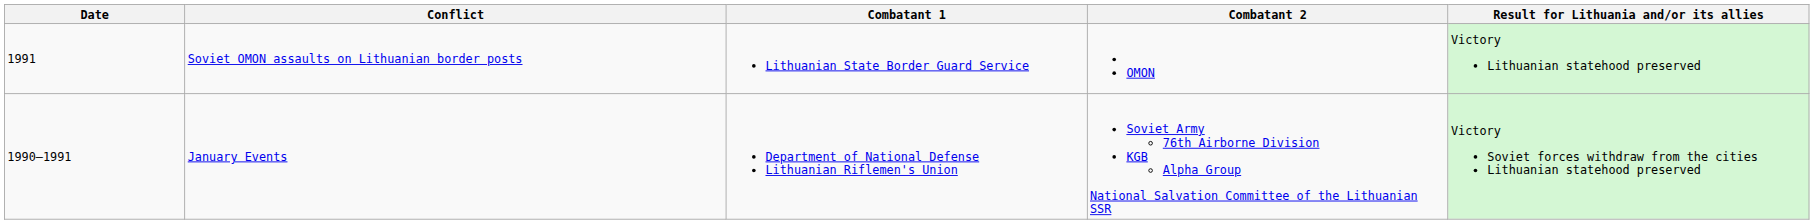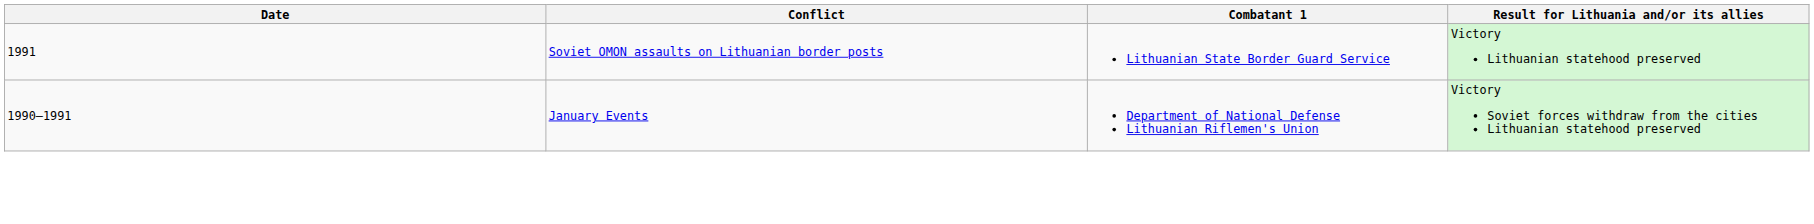- column: (1268, 14)
